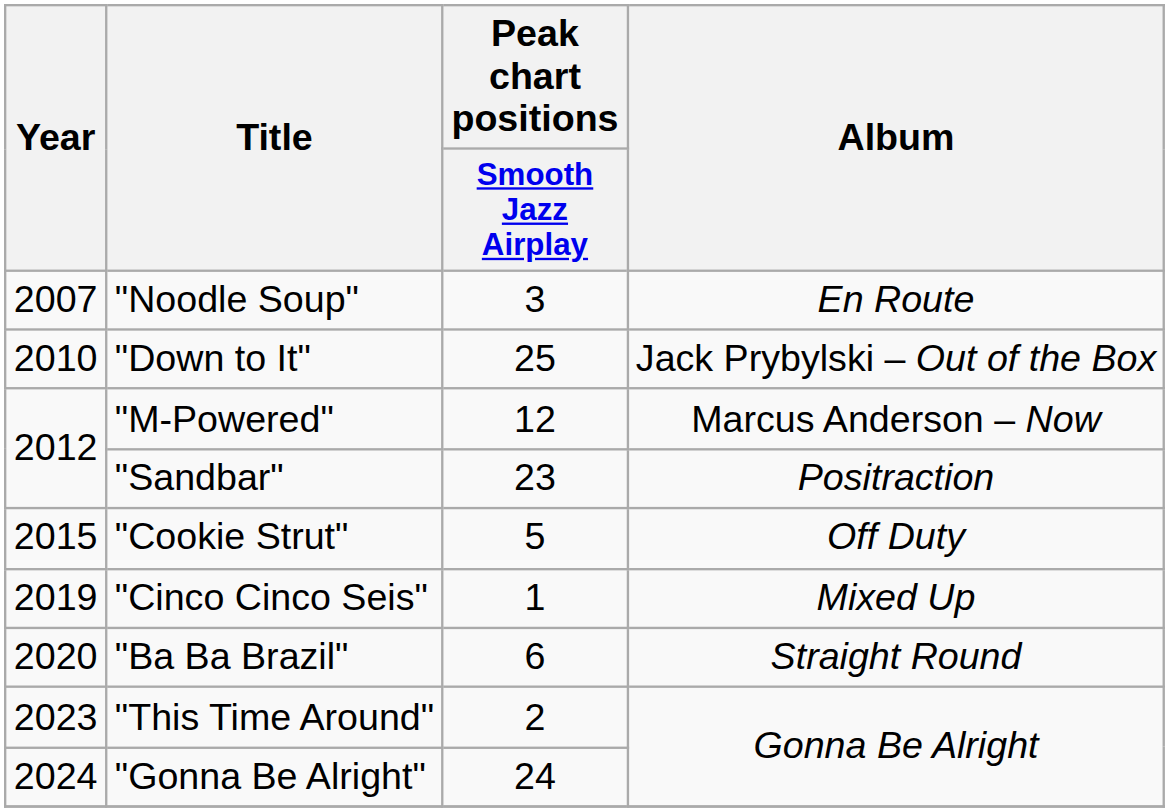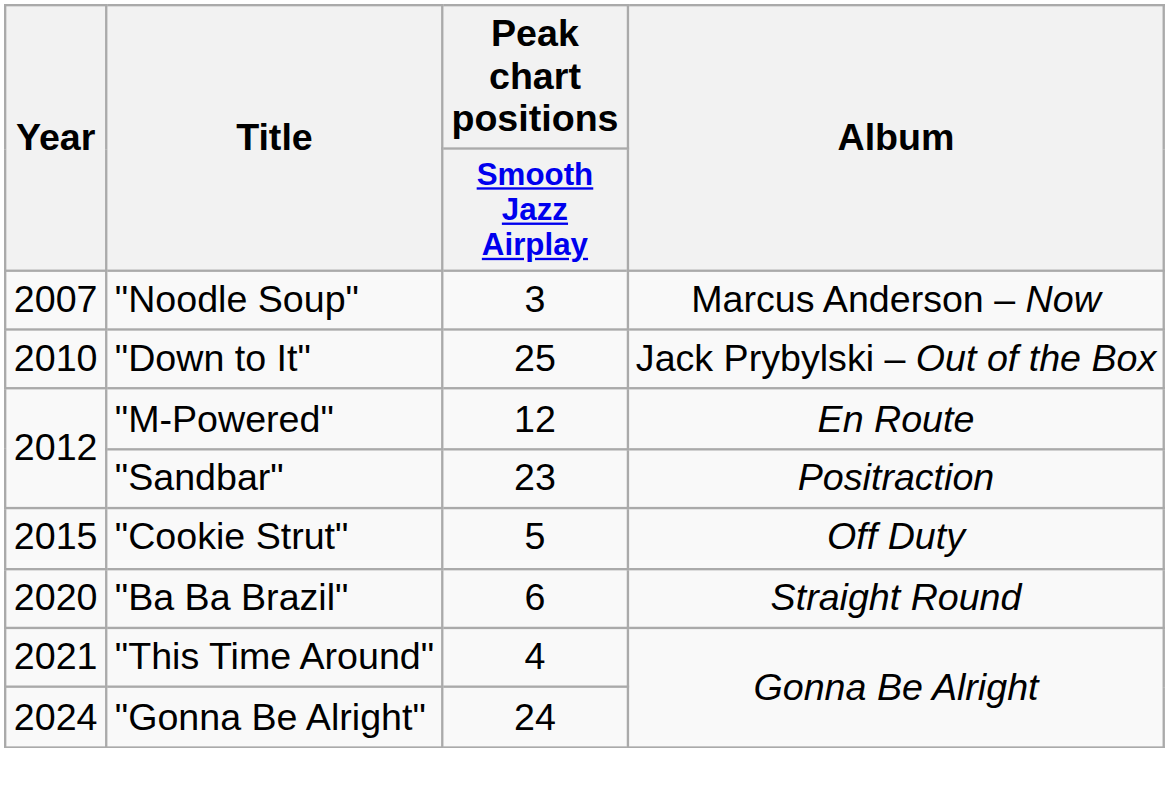(896, 299) En Route -> (896, 299) Marcus Anderson – Now
(896, 418) Marcus Anderson – Now -> (896, 418) En Route
- row: (271, 597)
(56, 716) 2023 -> (56, 656) 2021
(535, 716) 2 -> (535, 656) 4
